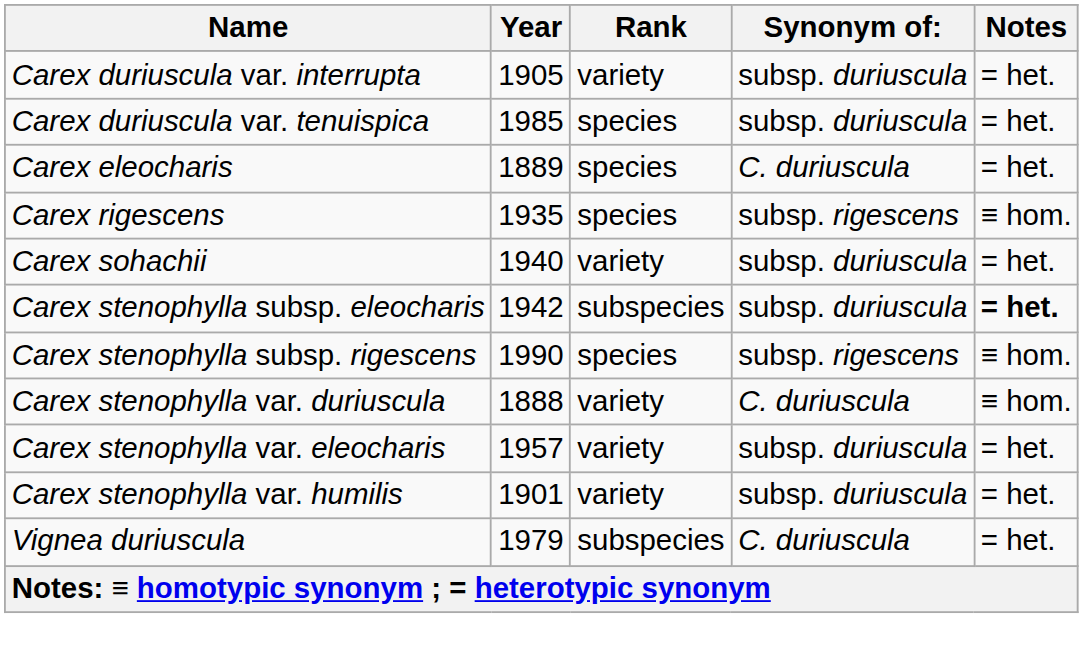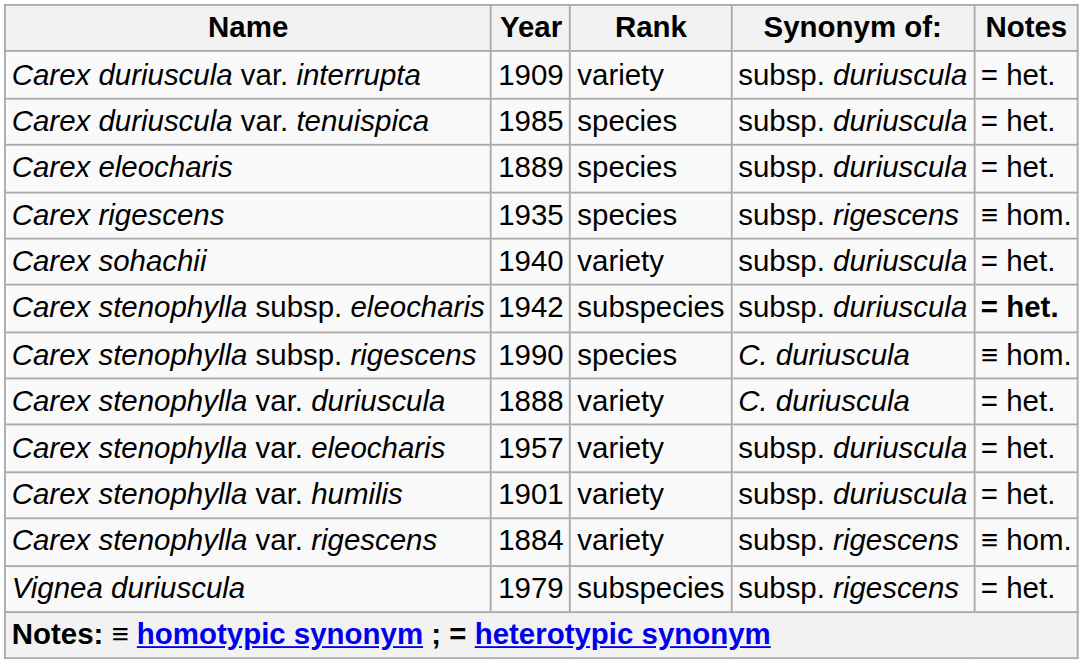(531, 74) 1905 -> (531, 74) 1909
(824, 167) C. duriuscula -> (853, 167) subsp. duriuscula
(849, 354) subsp. rigescens -> (824, 354) C. duriuscula
(1026, 401) ≡ hom. -> (1018, 401) = het.
+ row: (224, 541)
(824, 541) C. duriuscula -> (849, 588) subsp. rigescens
